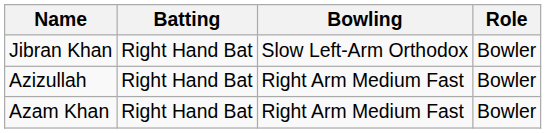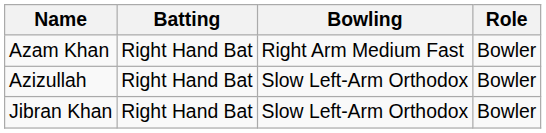rows swapped: (59, 111) <-> (61, 50)
(363, 81) Right Arm Medium Fast -> (365, 81) Slow Left-Arm Orthodox
